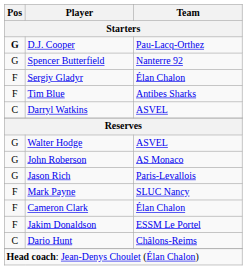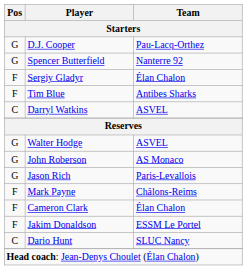(15, 45) bold -> (15, 45) normal
(163, 192) SLUC Nancy -> (166, 192) Châlons-Reims
(166, 240) Châlons-Reims -> (163, 240) SLUC Nancy
